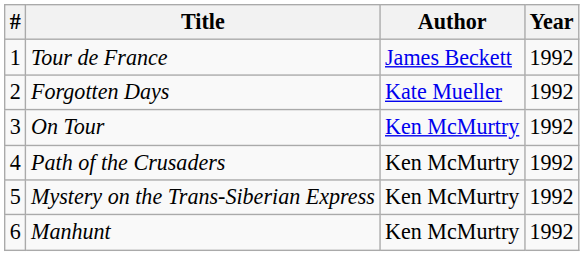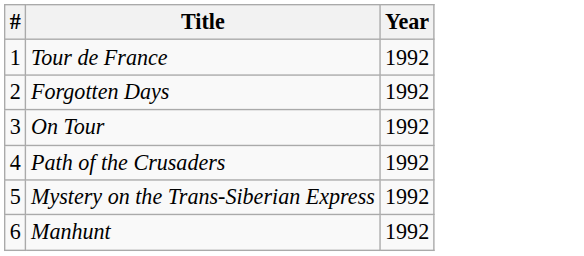- column: (452, 22)
